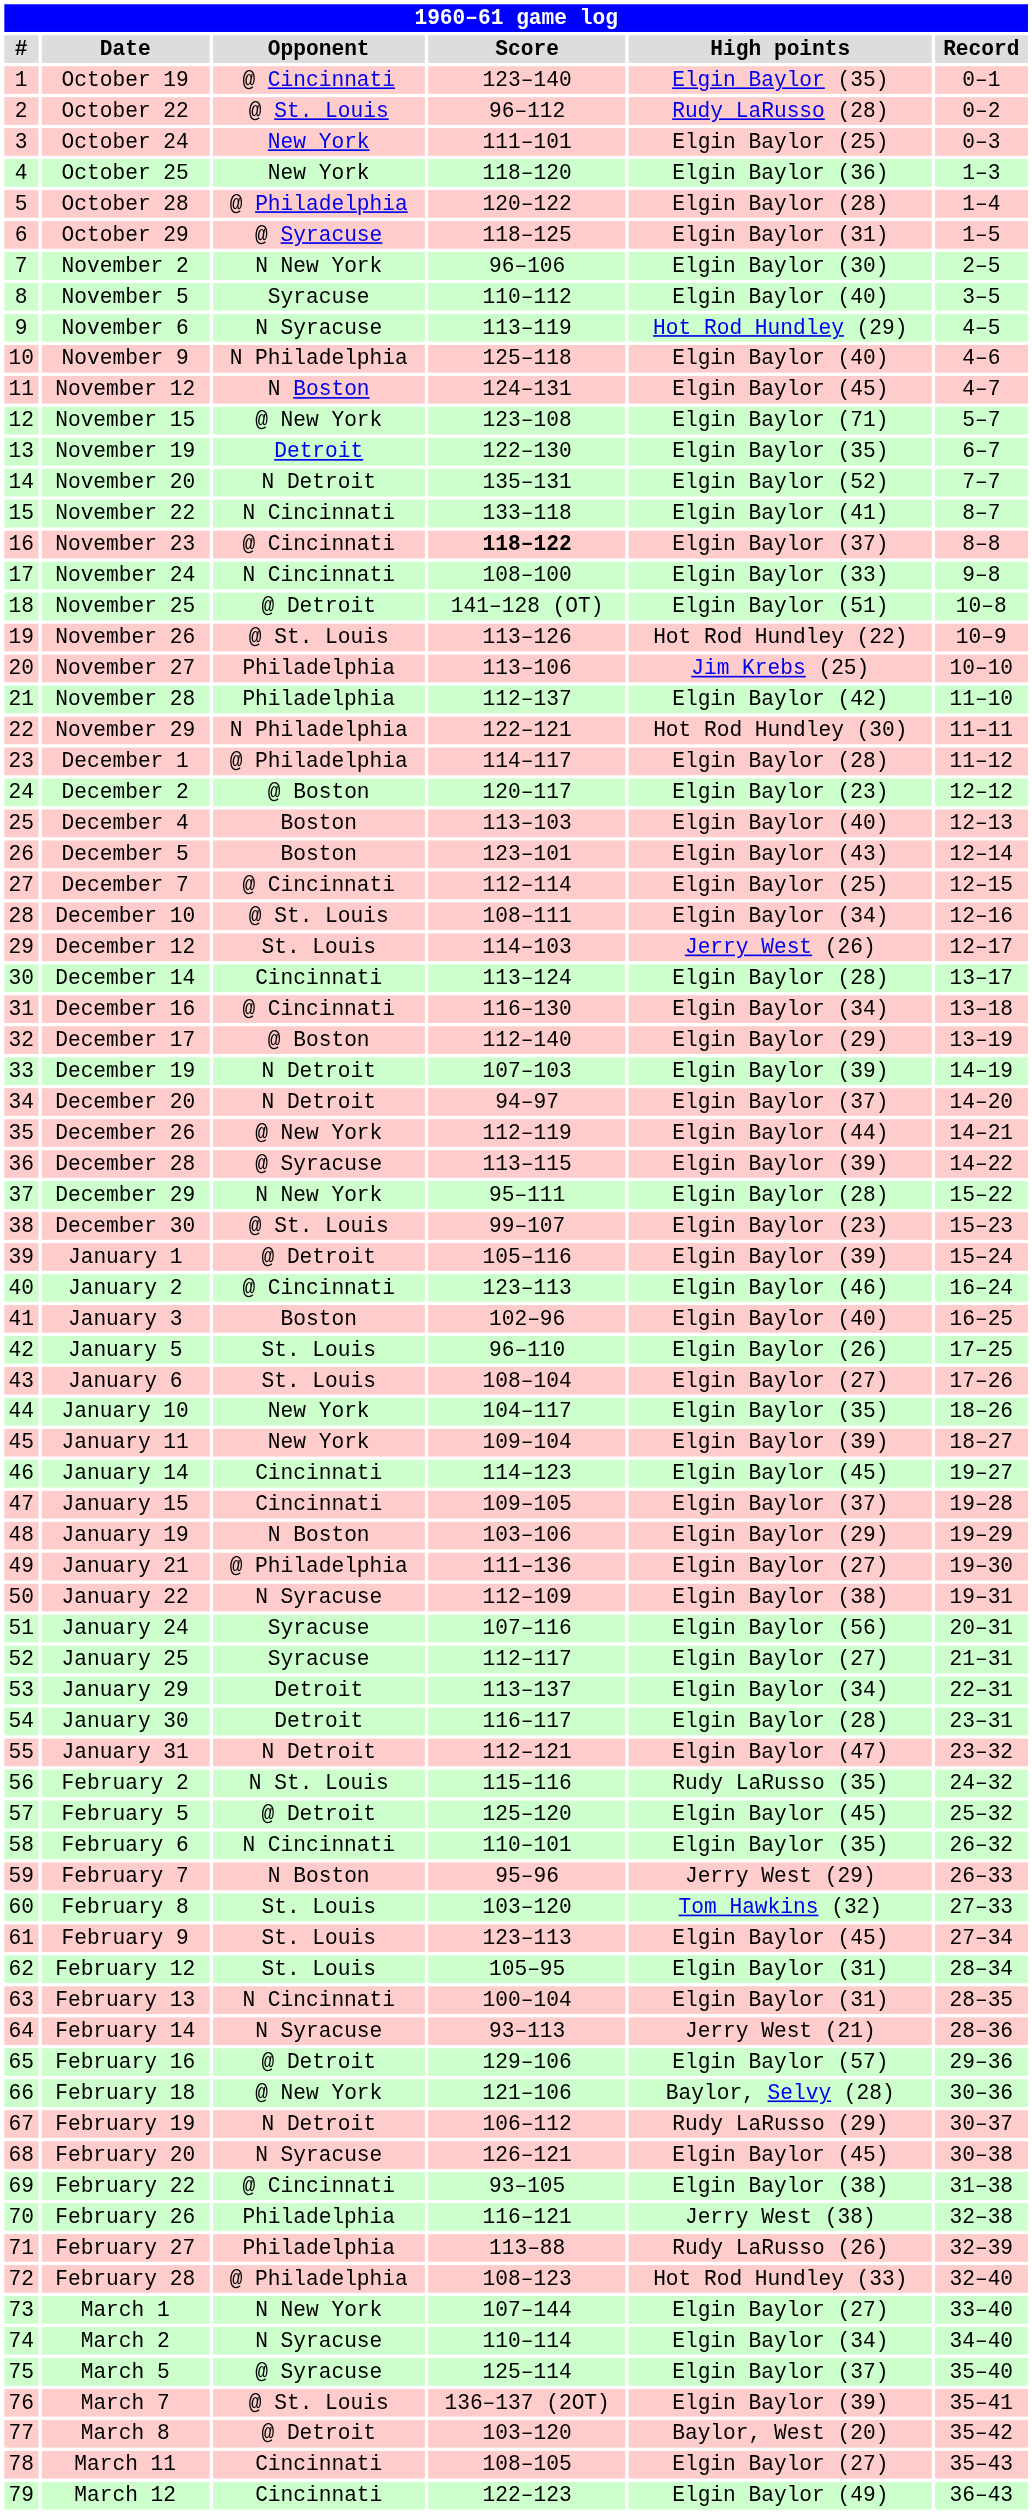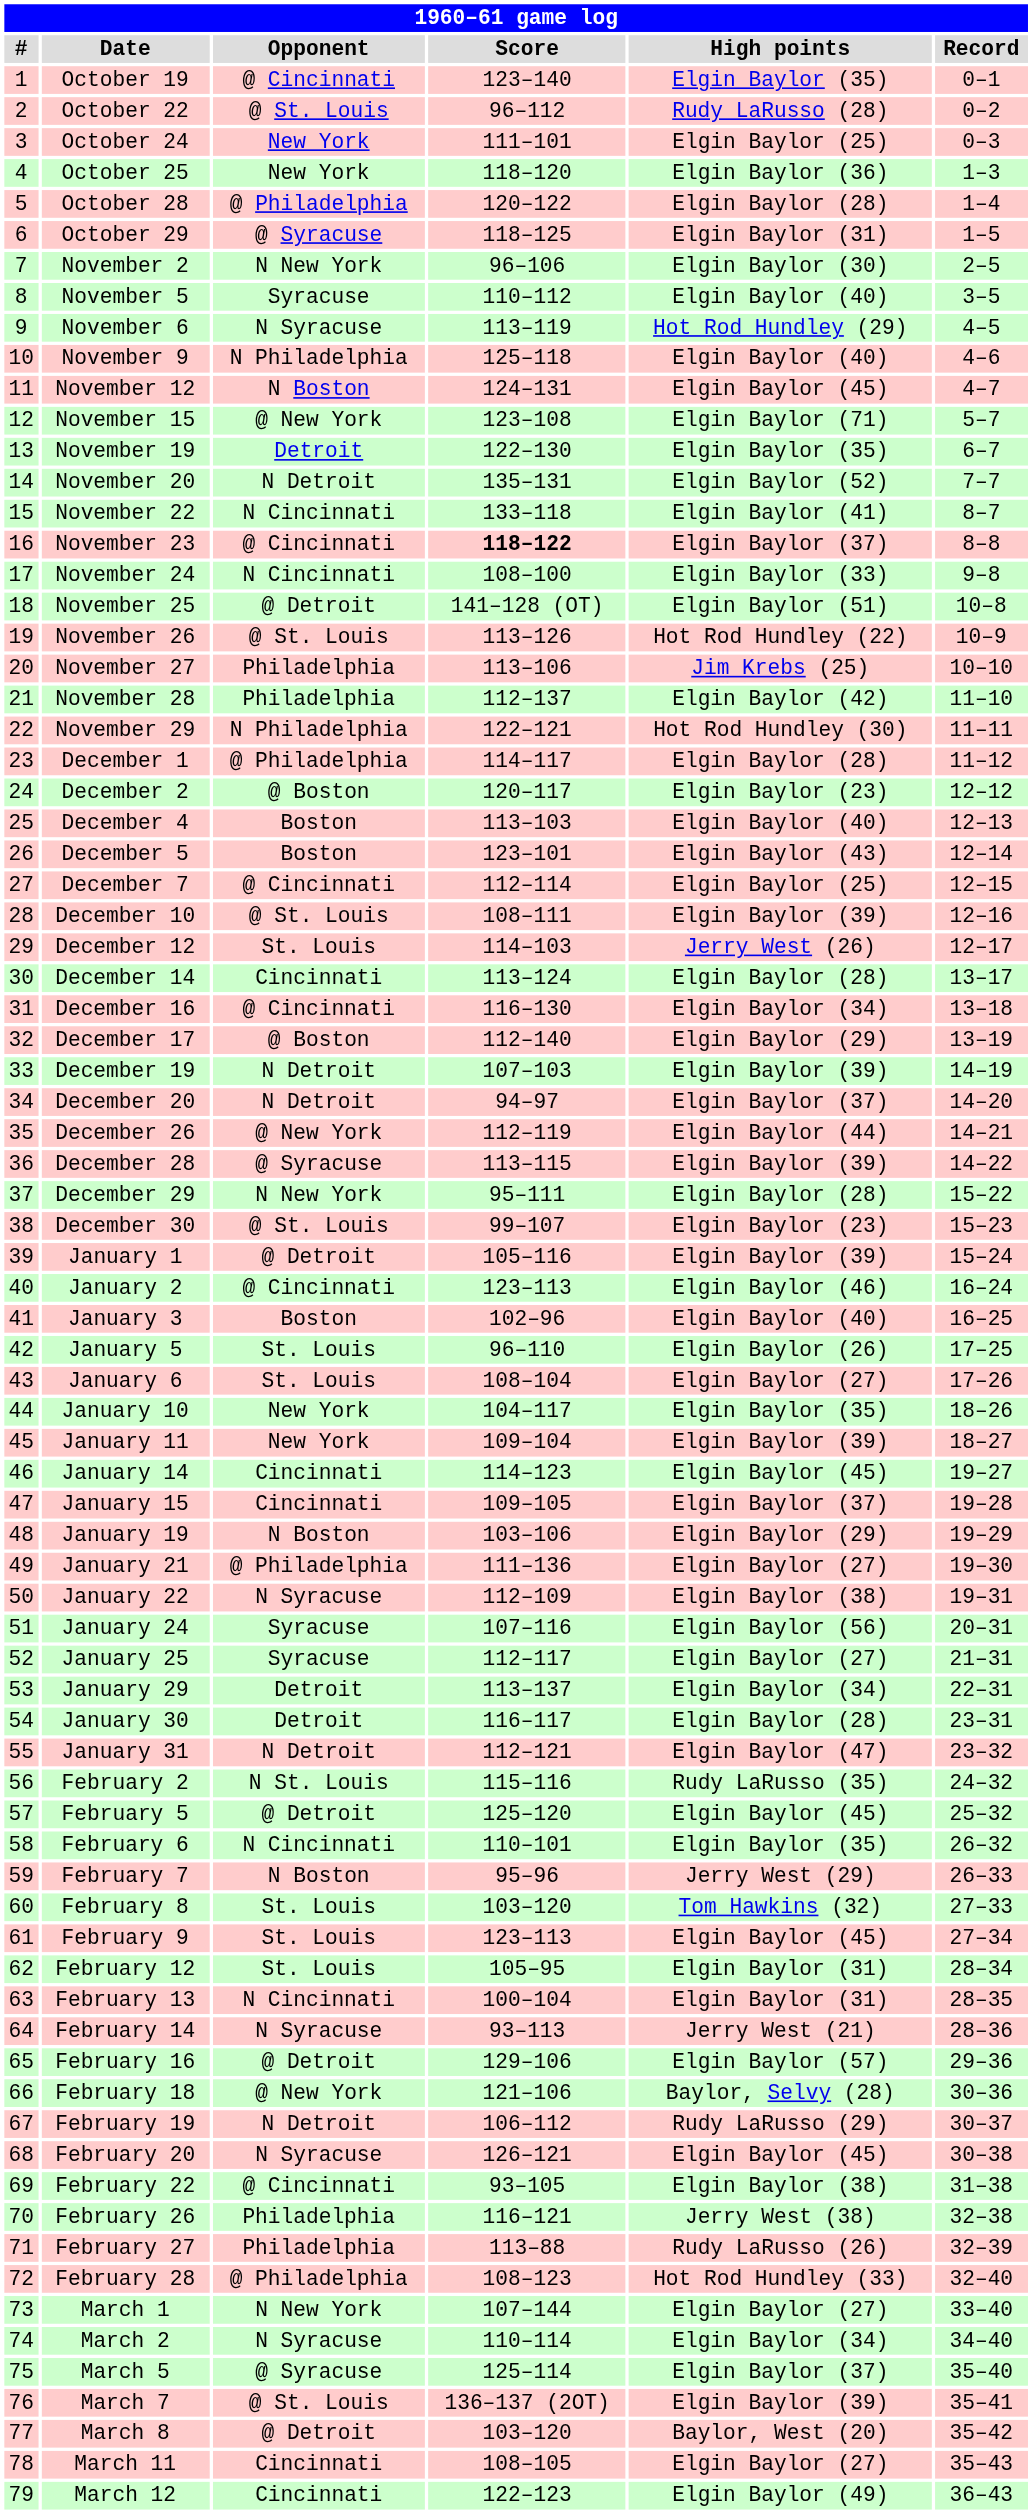(780, 916) Elgin Baylor (34) -> (780, 916) Elgin Baylor (39)
